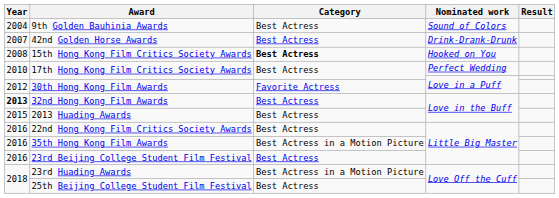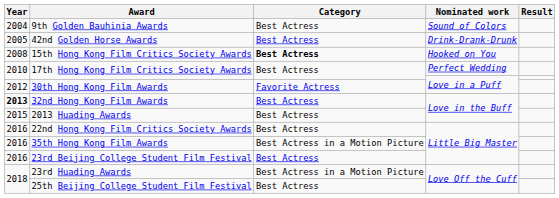(17, 40) 2007 -> (17, 40) 2005
